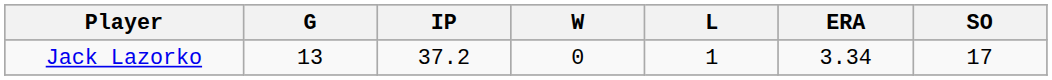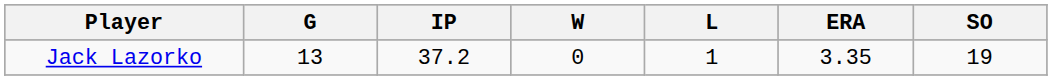(846, 58) 3.34 -> (846, 58) 3.35
(980, 58) 17 -> (980, 58) 19
